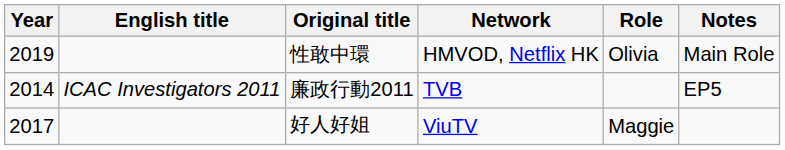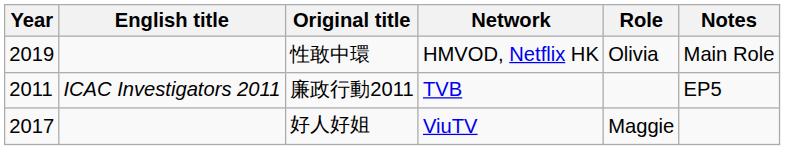(32, 90) 2014 -> (31, 90) 2011
